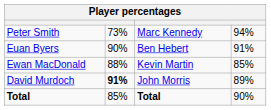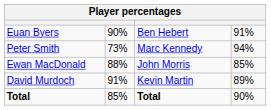rows swapped: (33, 49) <-> (33, 33)
(165, 65) Kevin Martin -> (164, 65) John Morris
(117, 81) bold -> (117, 81) normal
(164, 81) John Morris -> (165, 81) Kevin Martin
